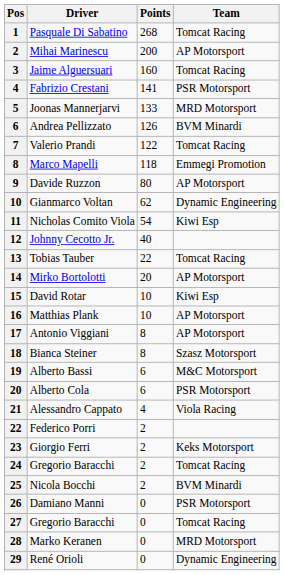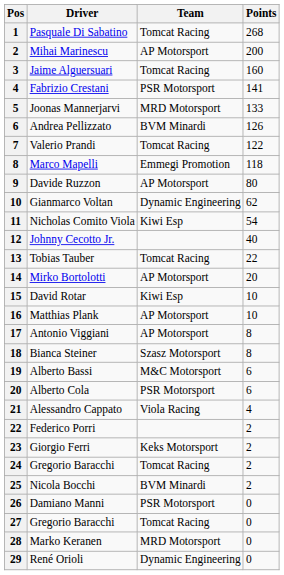columns swapped: (226, 13) <-> (155, 13)
